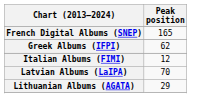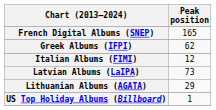(165, 73) 70 -> (190, 73) 73
+ row: (86, 99)
